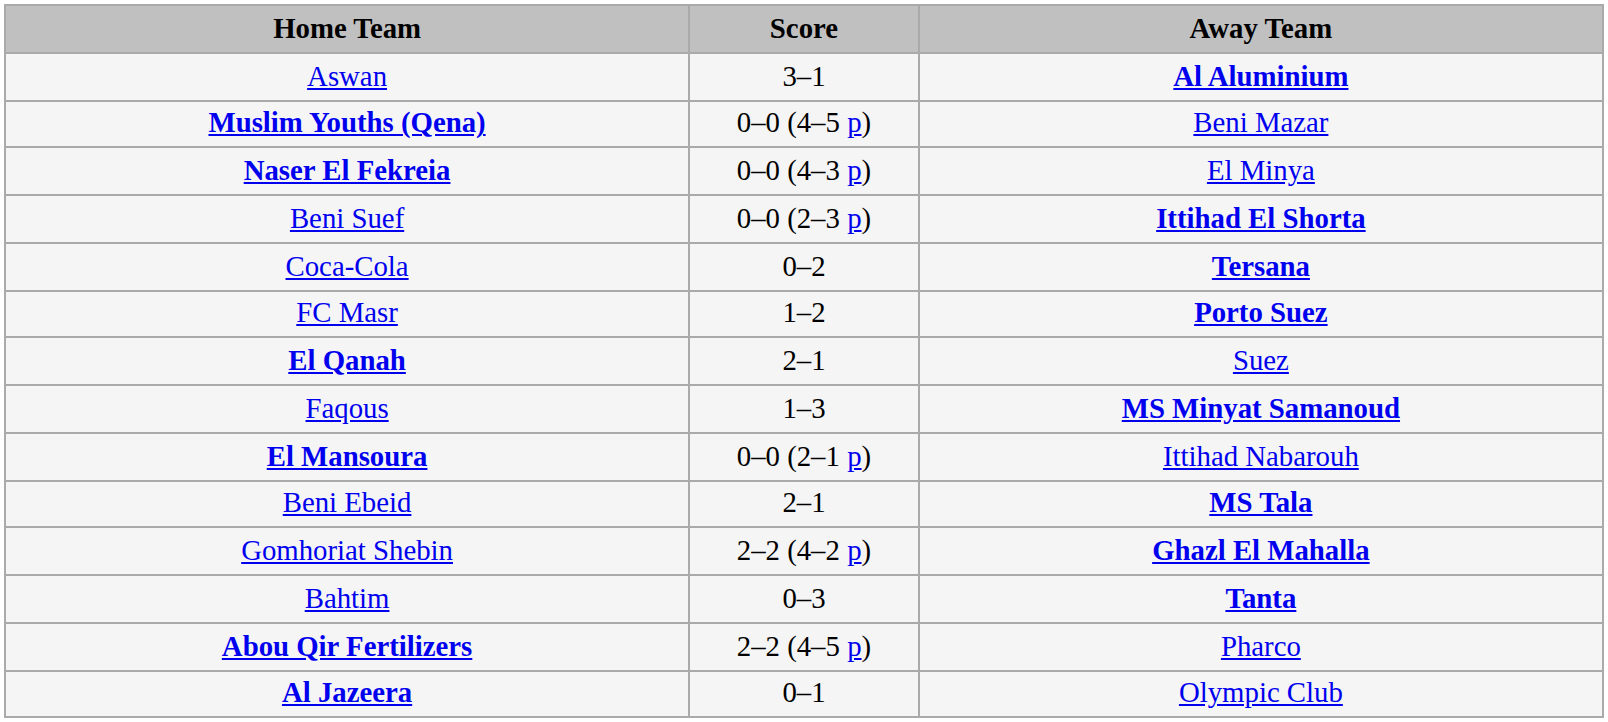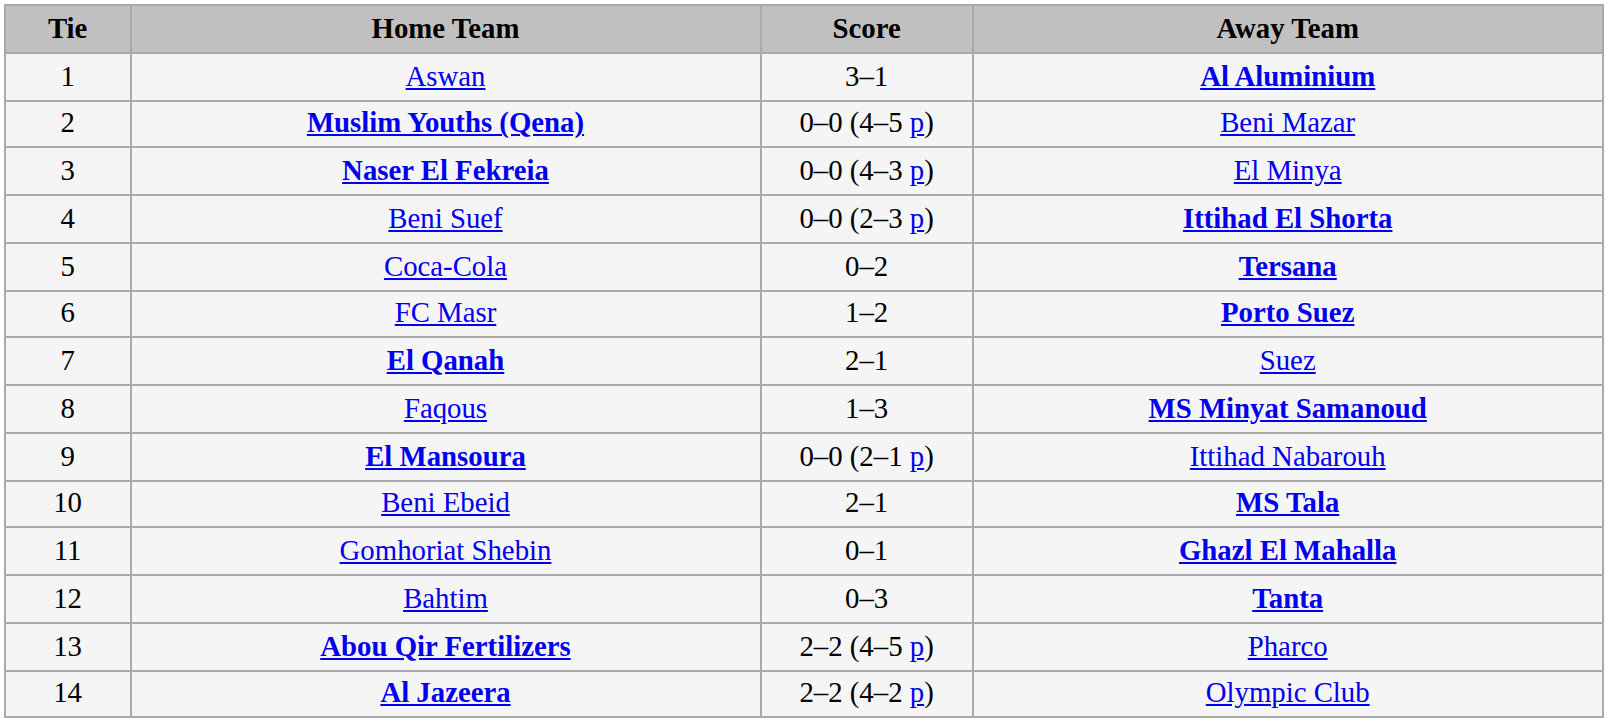+ column: (68, 28)
(804, 551) 2–2 (4–2 p) -> (867, 551) 0–1
(804, 693) 0–1 -> (867, 693) 2–2 (4–2 p)
